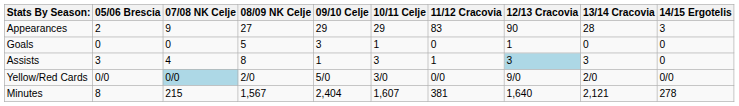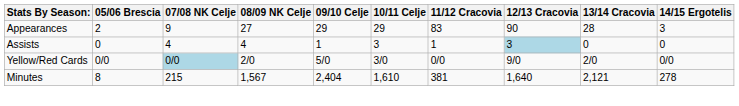- row: (20, 45)
(98, 61) 3 -> (98, 45) 0
(243, 61) 8 -> (243, 45) 4
(586, 61) 3 -> (586, 45) 0
(386, 93) 1,607 -> (386, 77) 1,610
